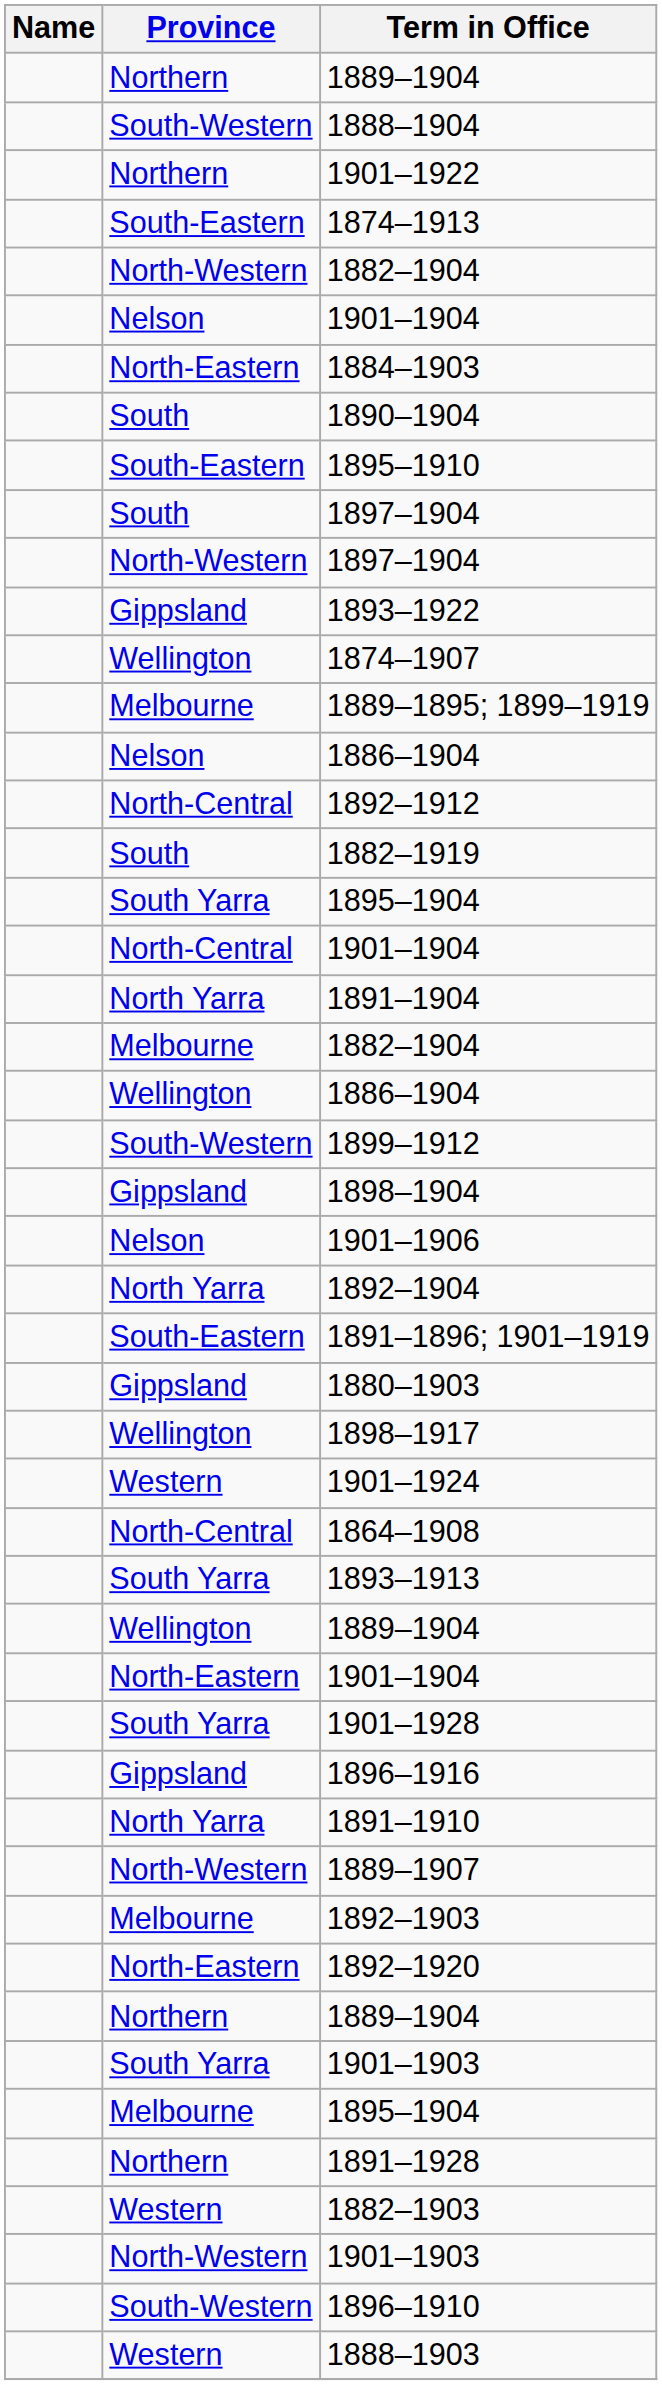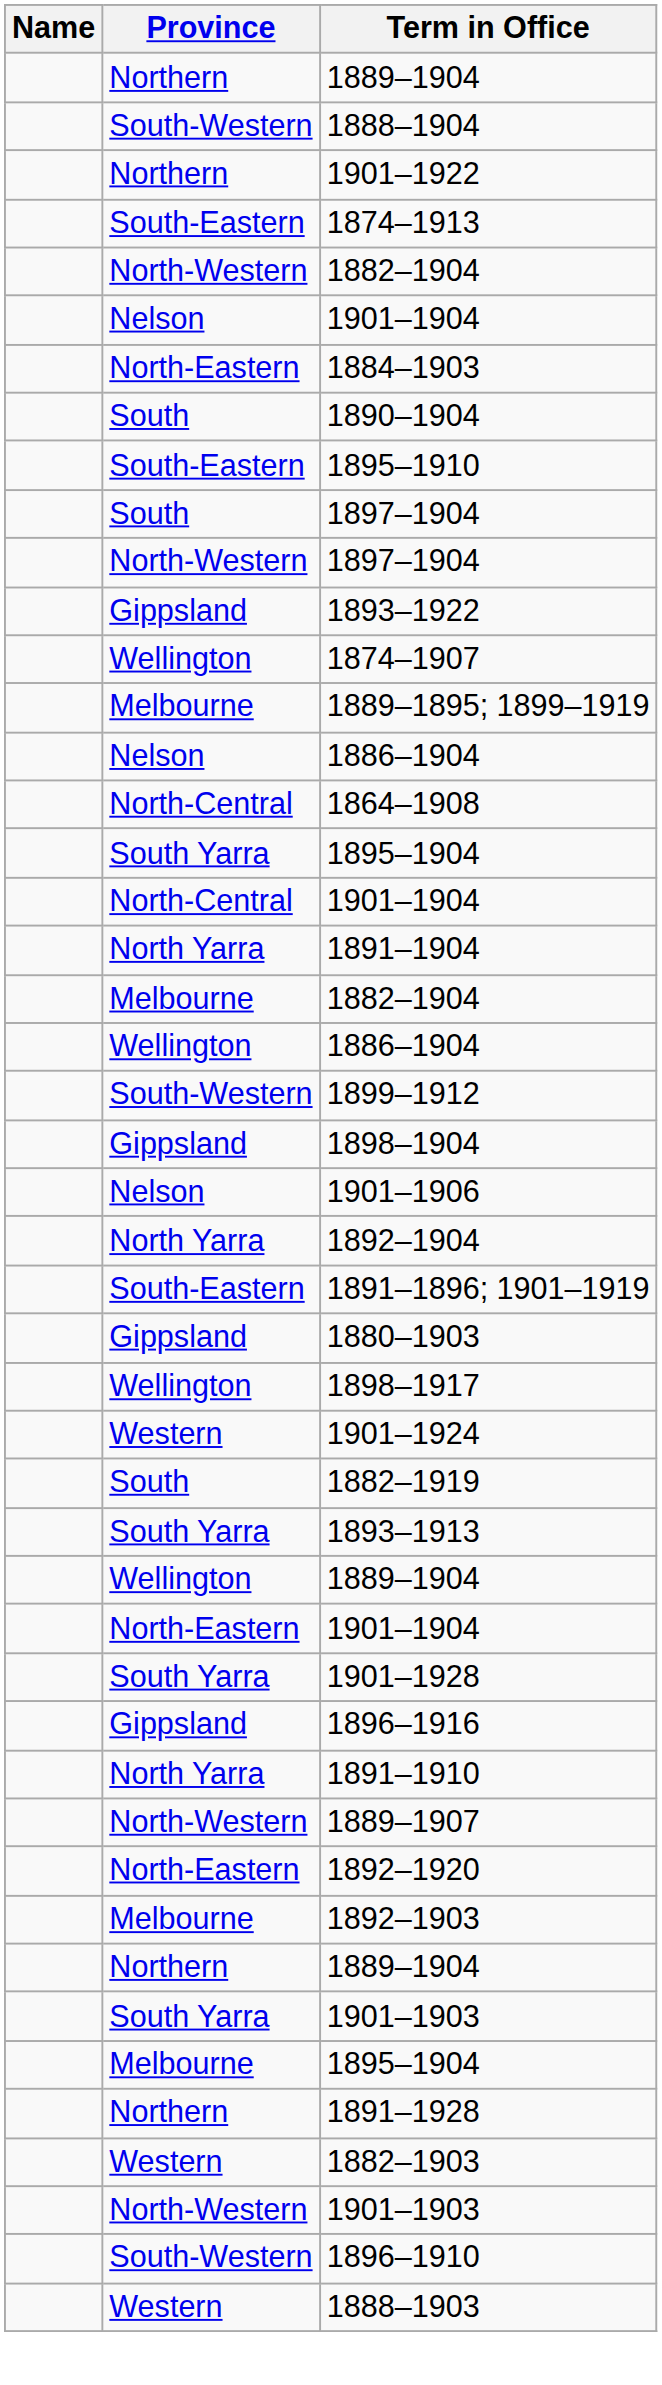- row: (201, 804)
rows swapped: (201, 1531) <-> (149, 852)
rows swapped: (182, 1918) <-> (204, 1967)
